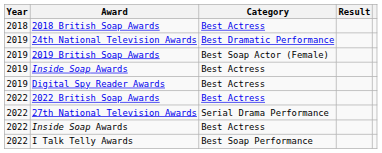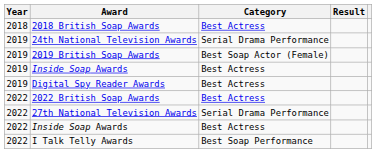(268, 40) Best Dramatic Performance -> (265, 40) Serial Drama Performance
